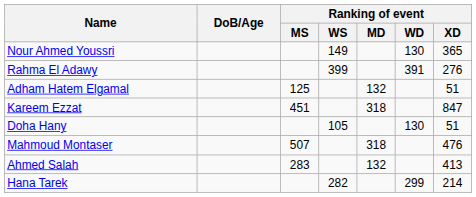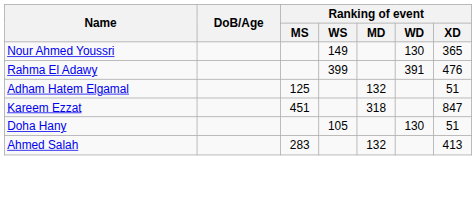(452, 70) 276 -> (452, 70) 476
- row: (60, 145)
- row: (37, 183)
